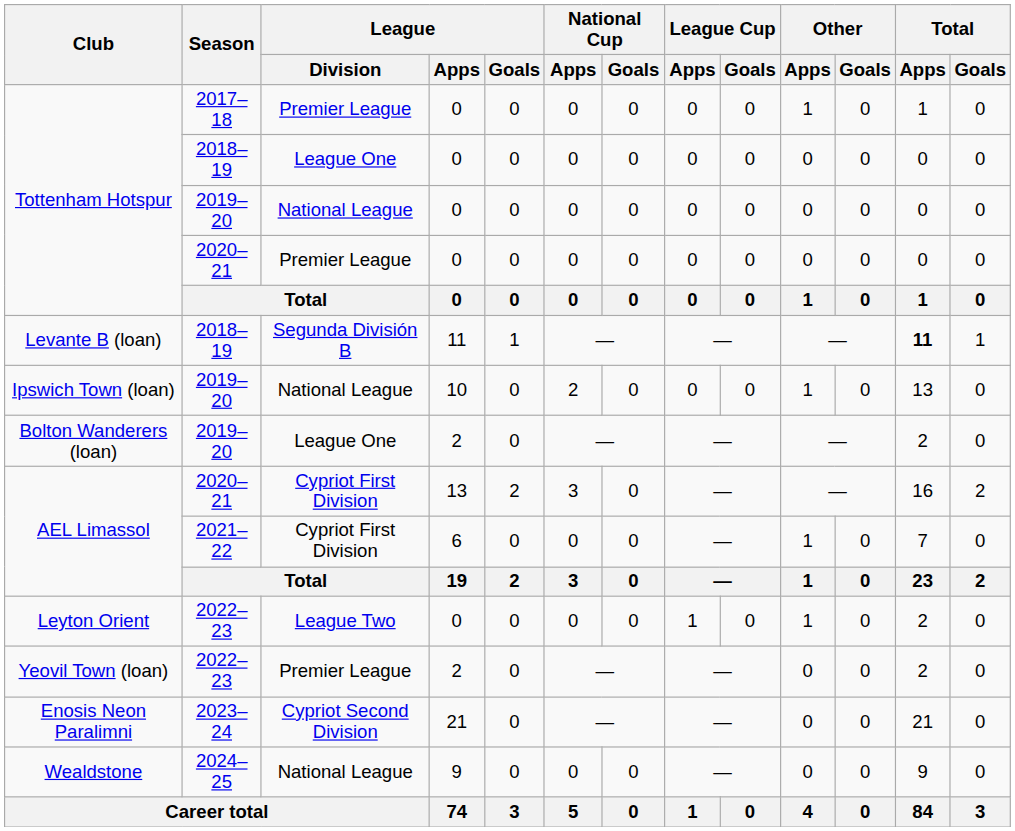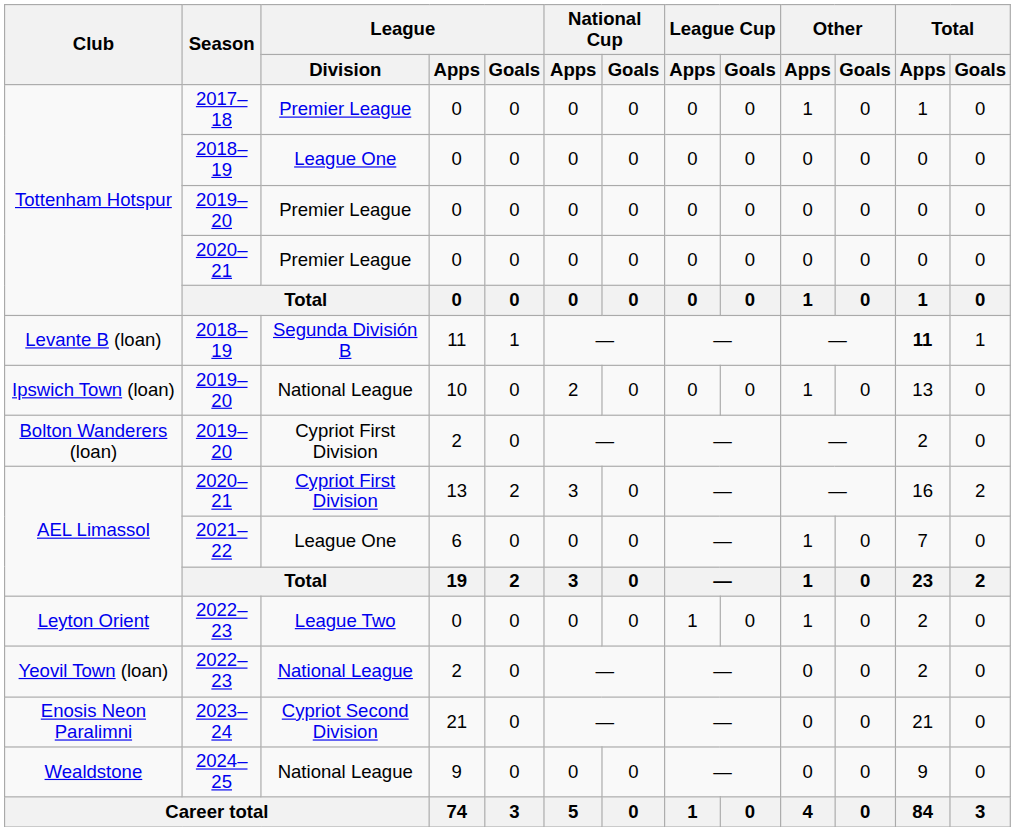(345, 210) National League -> (345, 210) Premier League
(345, 440) League One -> (345, 440) Cypriot First Division
(345, 541) Cypriot First Division -> (345, 541) League One
(345, 671) Premier League -> (345, 671) National League
